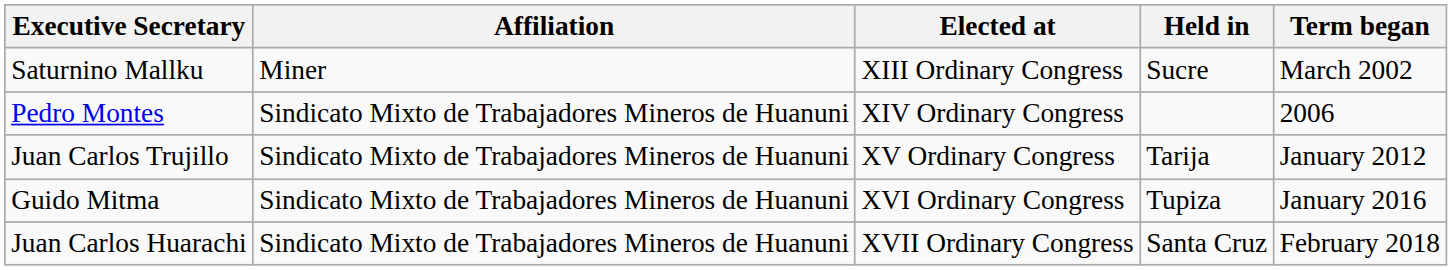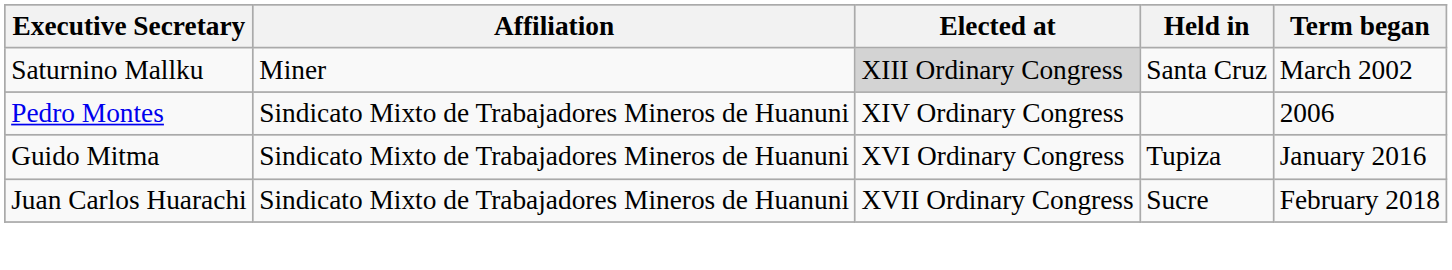(992, 69) no background -> (992, 69) lightgrey background
(1177, 69) Sucre -> (1207, 69) Santa Cruz
- row: (120, 156)
(1207, 243) Santa Cruz -> (1177, 199) Sucre
